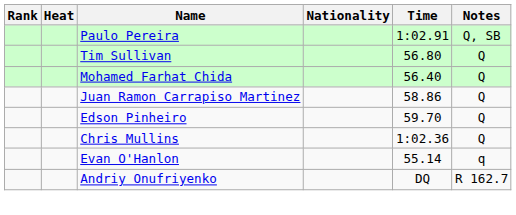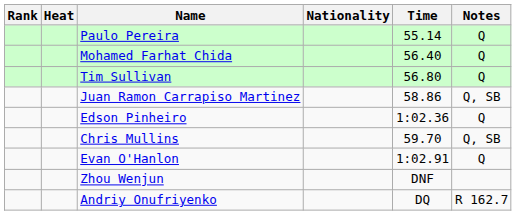(423, 35) 1:02.91 -> (423, 35) 55.14
(482, 35) Q, SB -> (482, 35) Q
rows swapped: (156, 76) <-> (126, 56)
(482, 97) Q -> (482, 97) Q, SB
(423, 118) 59.70 -> (423, 118) 1:02.36
(423, 138) 1:02.36 -> (423, 138) 59.70
(482, 138) Q -> (482, 138) Q, SB
(423, 159) 55.14 -> (423, 159) 1:02.91
(482, 159) q -> (482, 159) Q
+ row: (122, 179)
